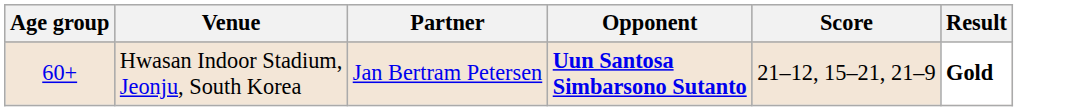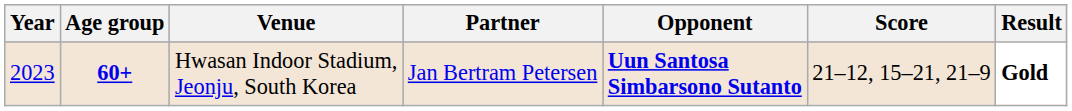+ column: (32, 23)
(60, 73) normal -> (115, 73) bold
